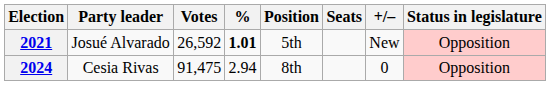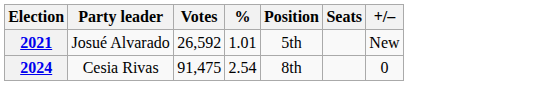- column: (474, 17)
(243, 42) bold -> (243, 42) normal
(243, 67) 2.94 -> (243, 67) 2.54
